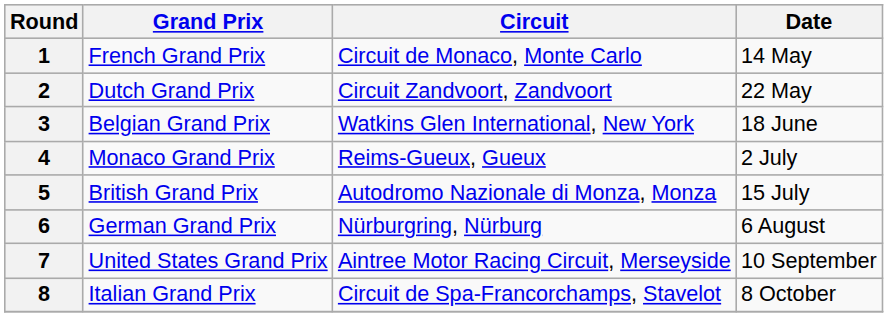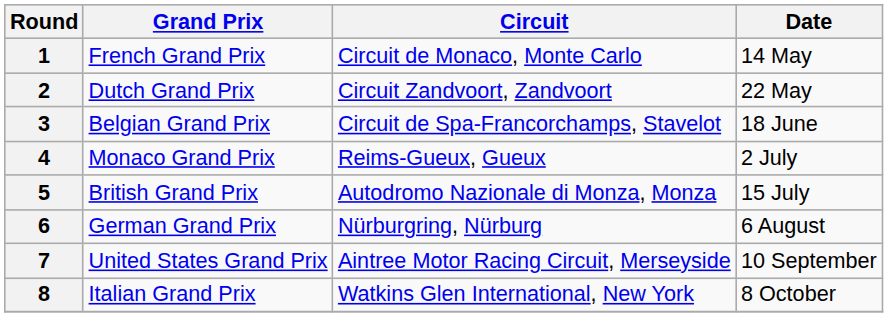(516, 124) Watkins Glen International, New York -> (530, 124) Circuit de Spa-Francorchamps, Stavelot
(530, 294) Circuit de Spa-Francorchamps, Stavelot -> (516, 294) Watkins Glen International, New York
